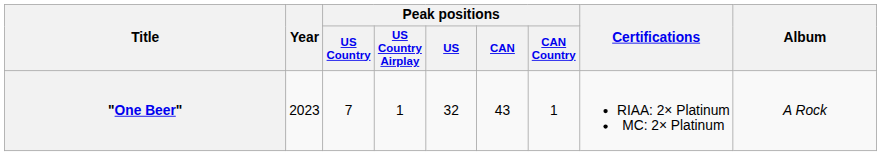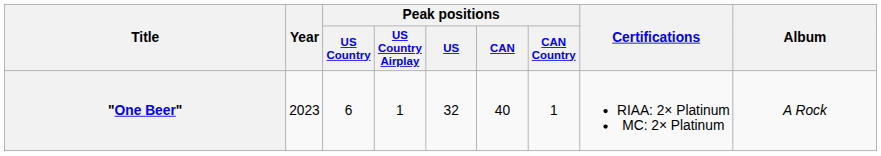(349, 110) 7 -> (349, 110) 6
(502, 110) 43 -> (502, 110) 40
